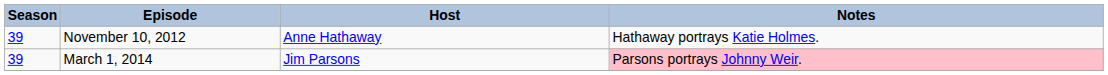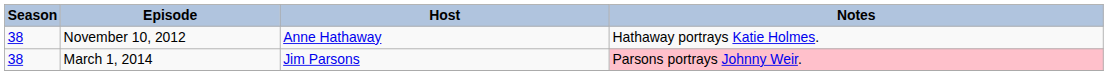(15, 37) 39 -> (15, 37) 38
(15, 59) 39 -> (15, 59) 38
